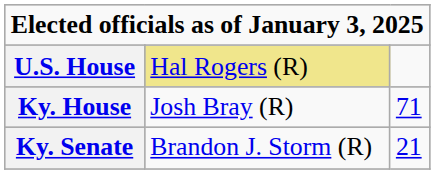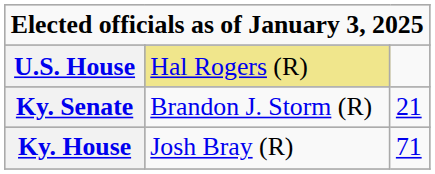rows swapped: (75, 147) <-> (75, 106)
